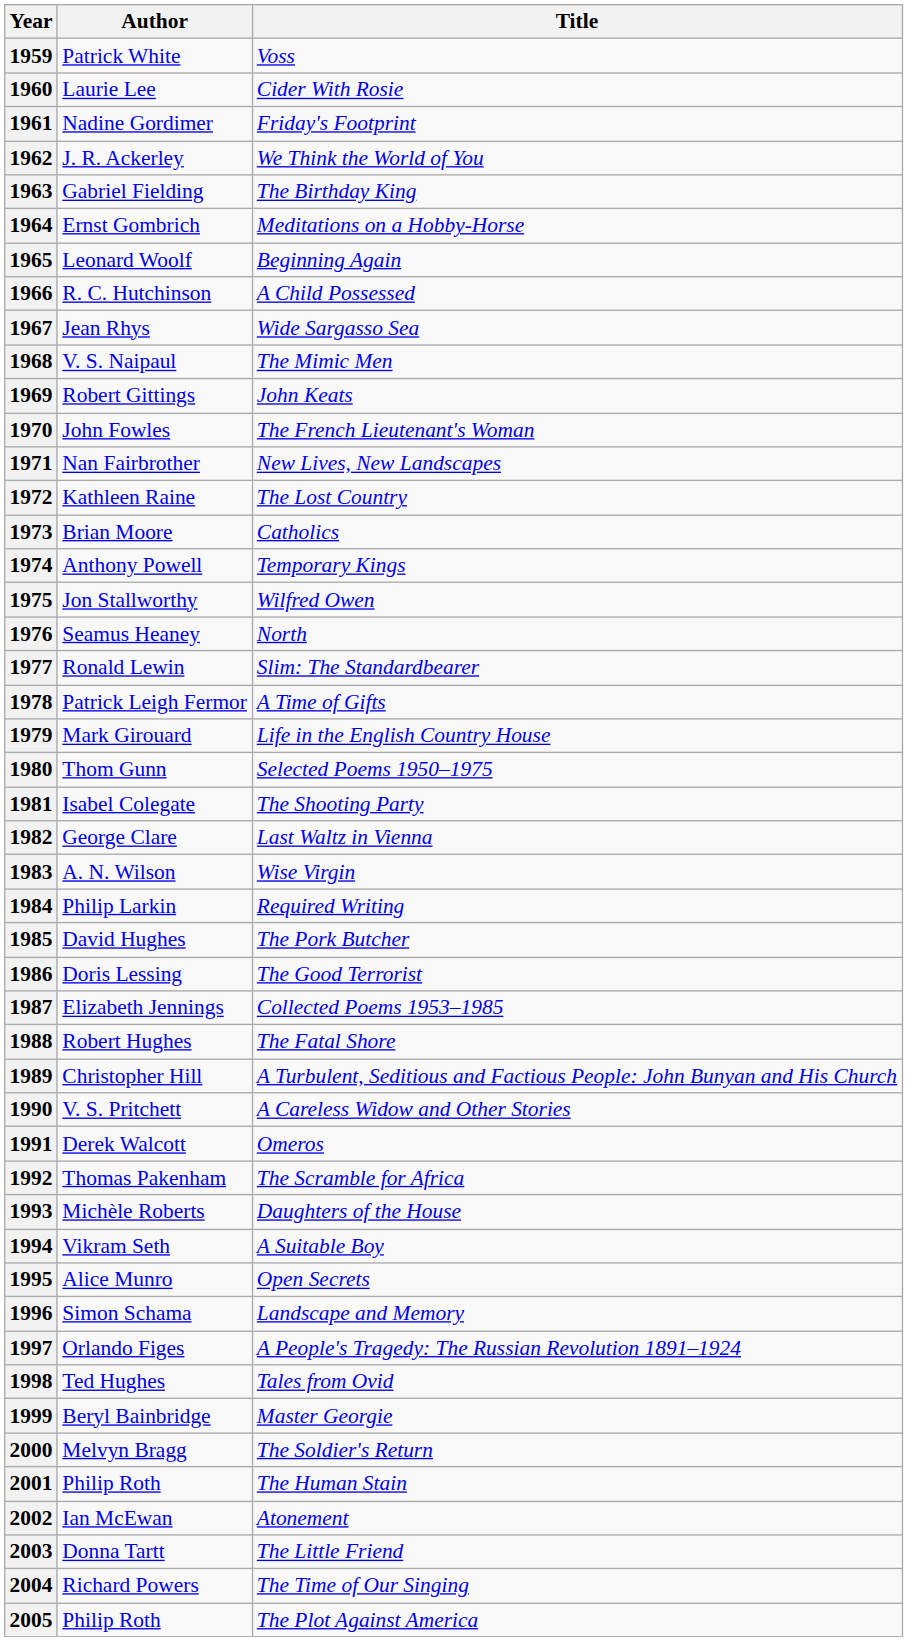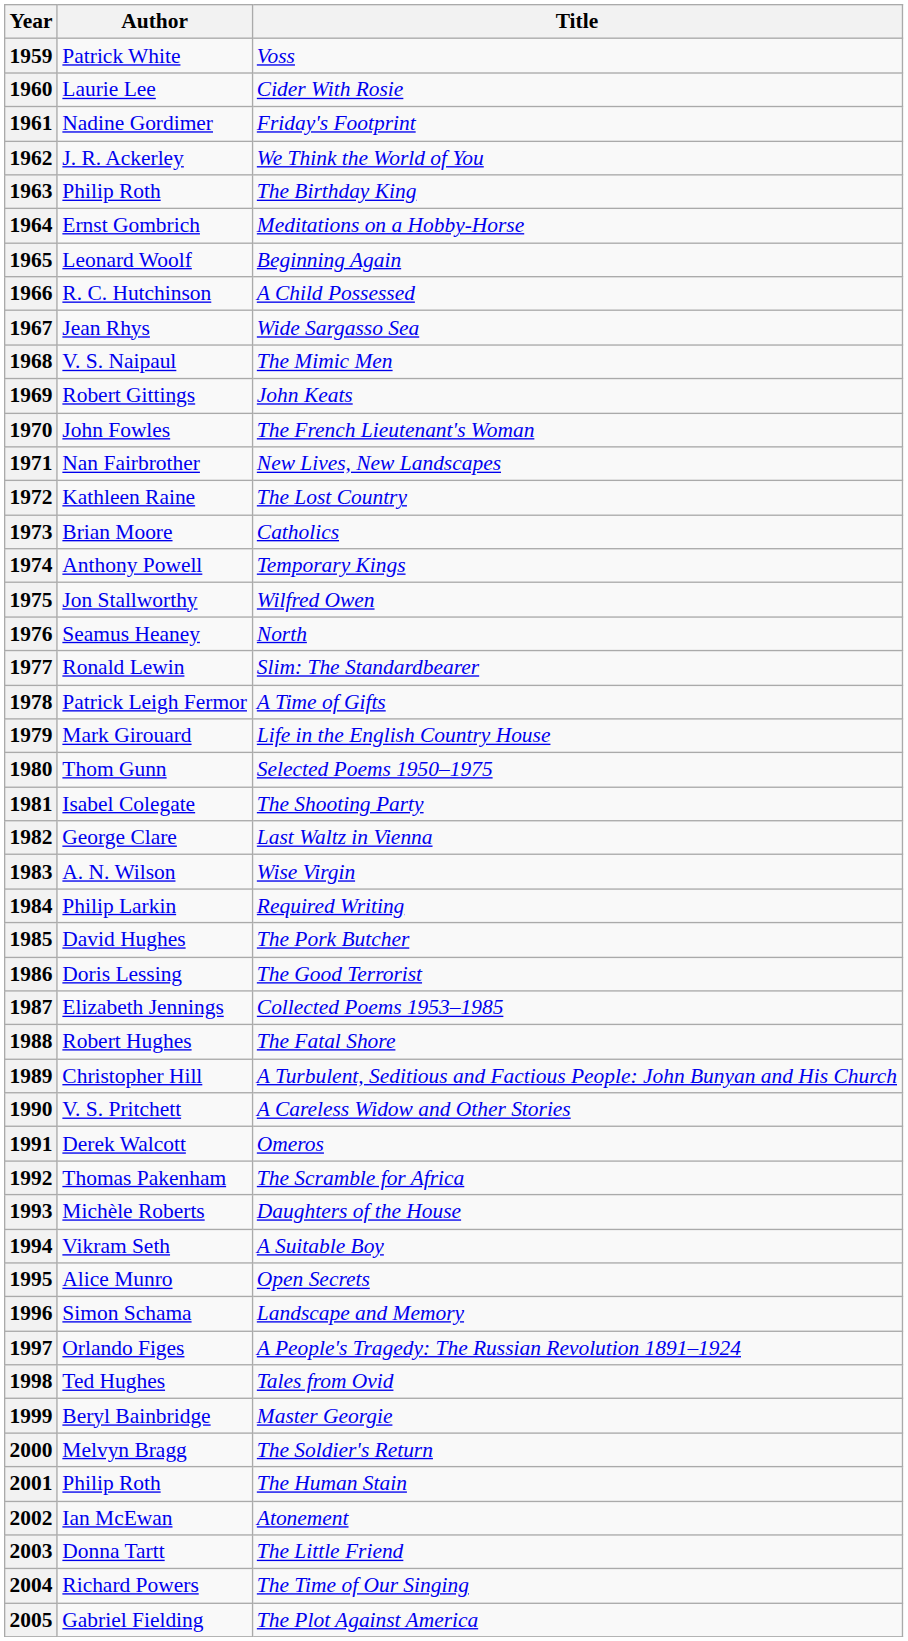(133, 191) Gabriel Fielding -> (112, 191) Philip Roth
(112, 1619) Philip Roth -> (133, 1619) Gabriel Fielding
